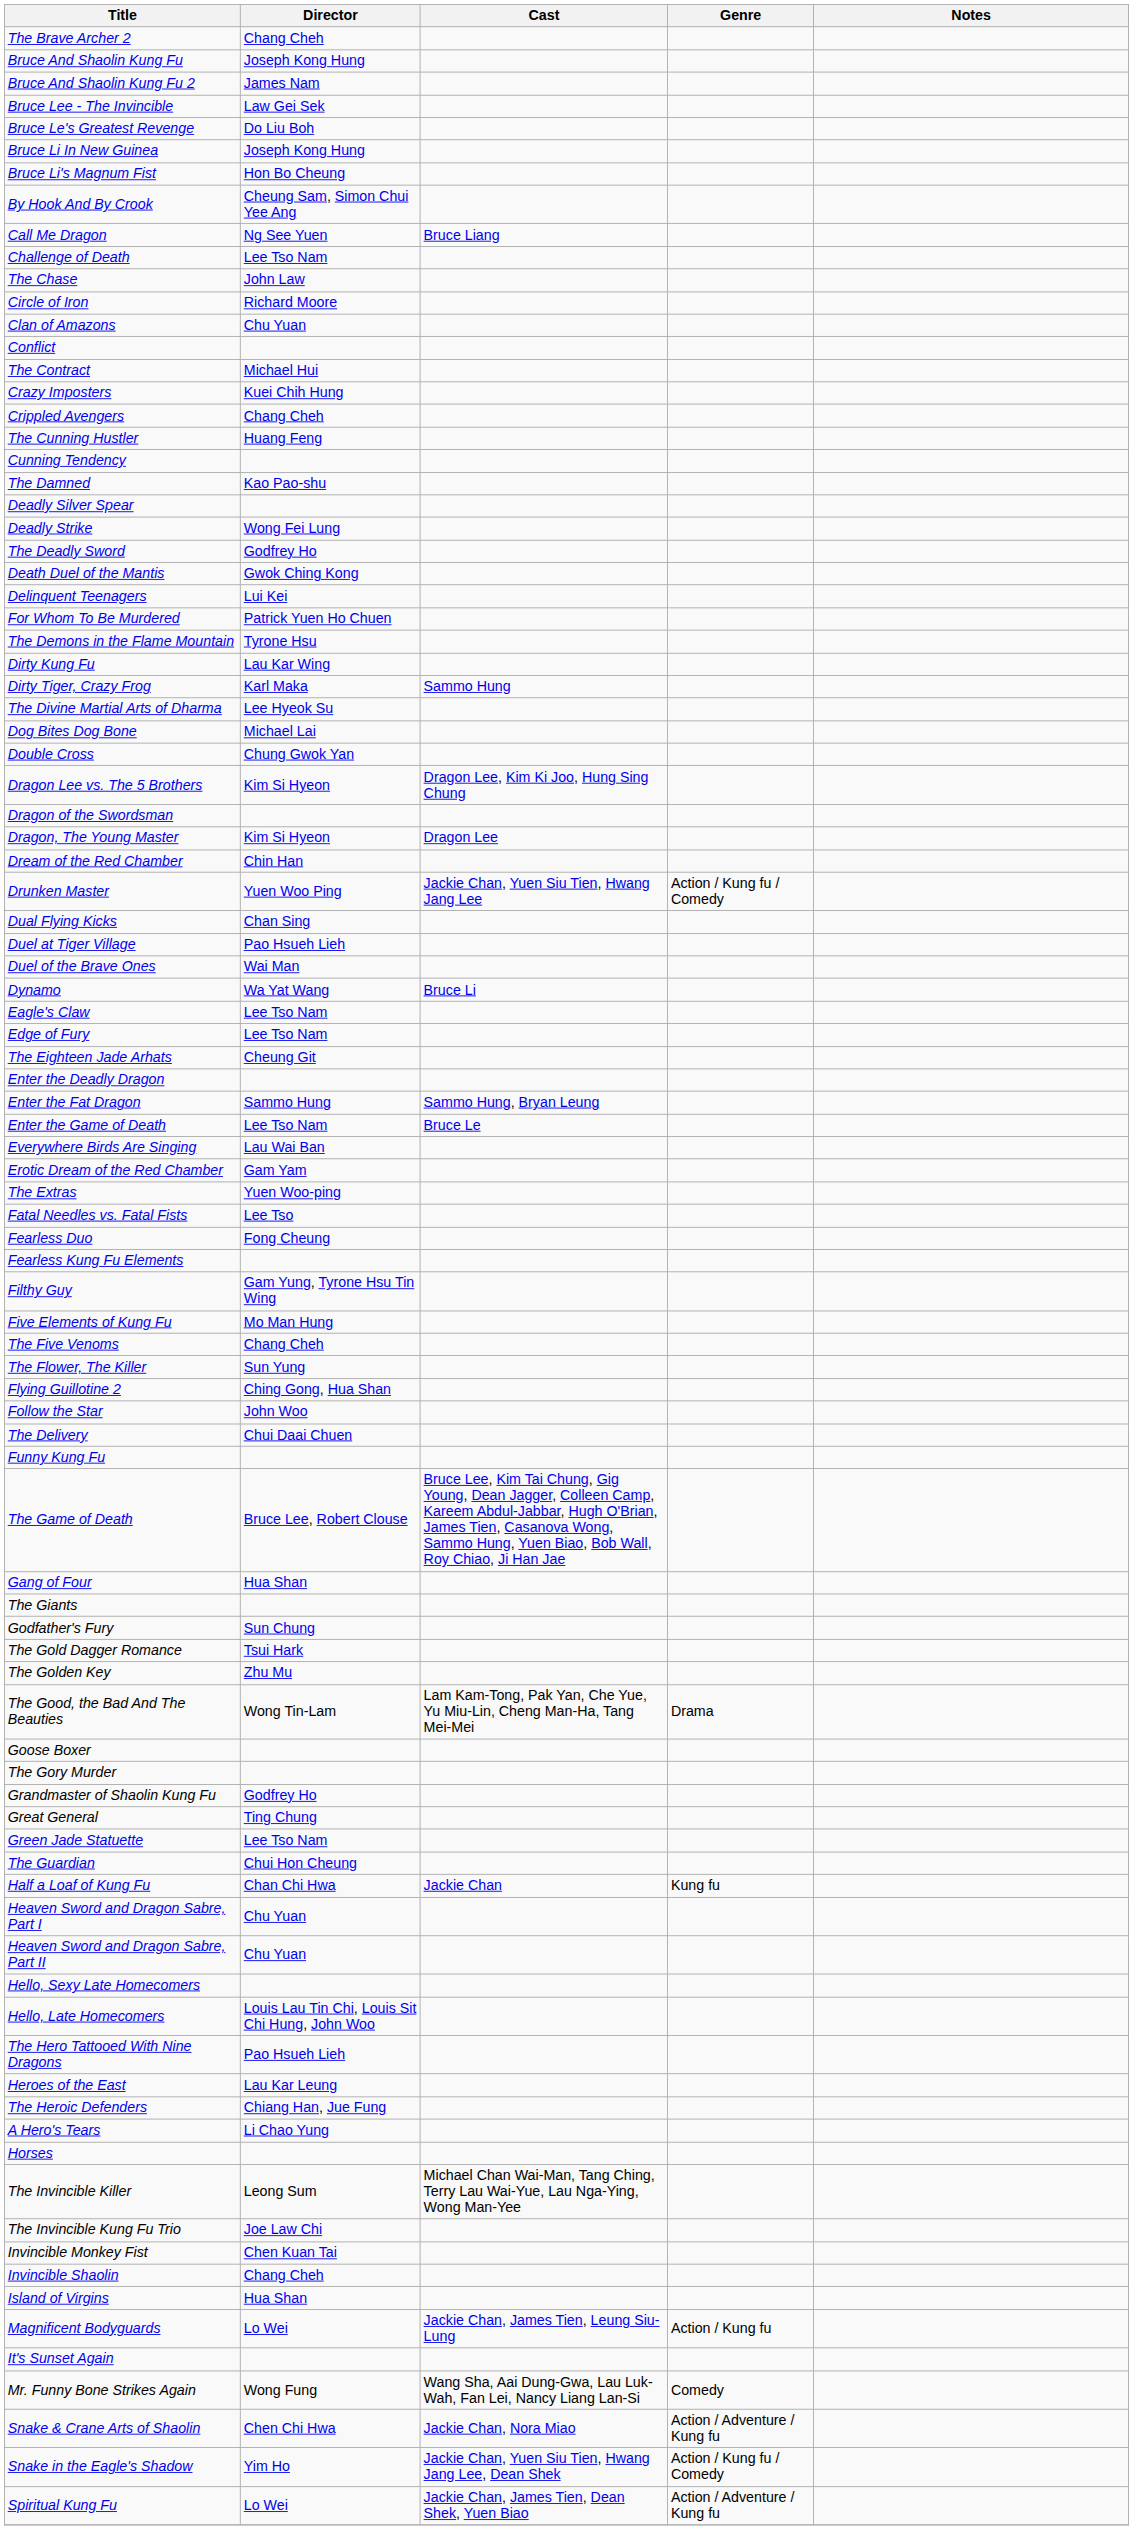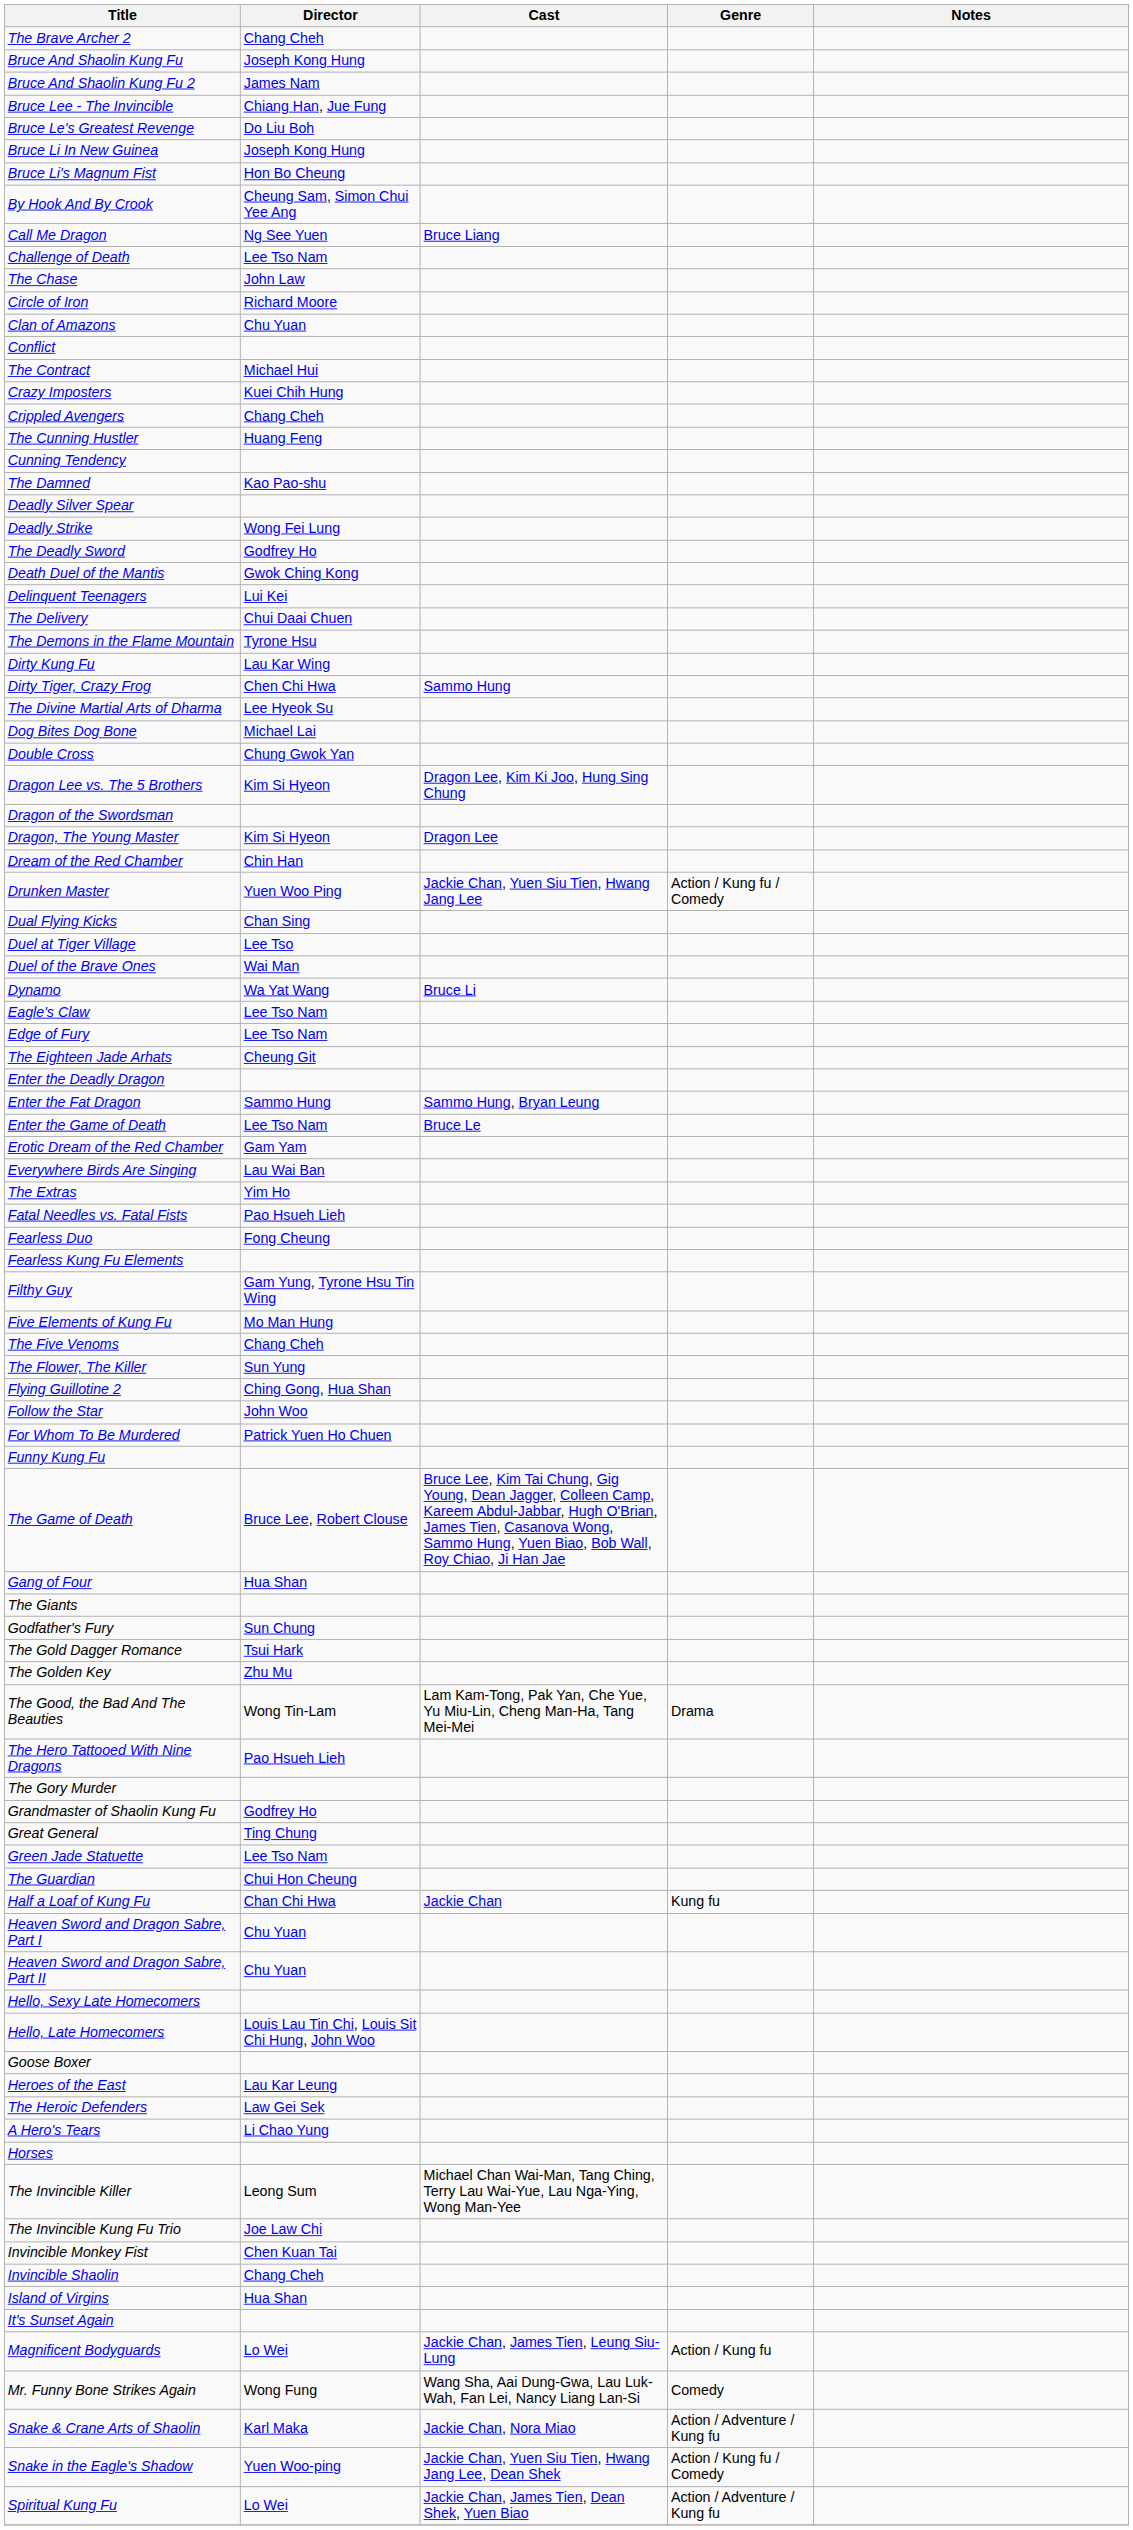(284, 106) Law Gei Sek -> (315, 106) Chiang Han, Jue Fung
rows swapped: (48, 1434) <-> (94, 618)
(276, 686) Karl Maka -> (290, 686) Chen Chi Hwa
(294, 944) Pao Hsueh Lieh -> (269, 944) Lee Tso
rows swapped: (115, 1170) <-> (102, 1147)
(292, 1193) Yuen Woo-ping -> (267, 1193) Yim Ho
(269, 1215) Lee Tso -> (294, 1215) Pao Hsueh Lieh
rows swapped: (49, 1750) <-> (100, 2054)
(315, 2107) Chiang Han, Jue Fung -> (284, 2107) Law Gei Sek
rows swapped: (61, 2359) <-> (84, 2328)
(290, 2428) Chen Chi Hwa -> (276, 2428) Karl Maka
(267, 2467) Yim Ho -> (292, 2467) Yuen Woo-ping
